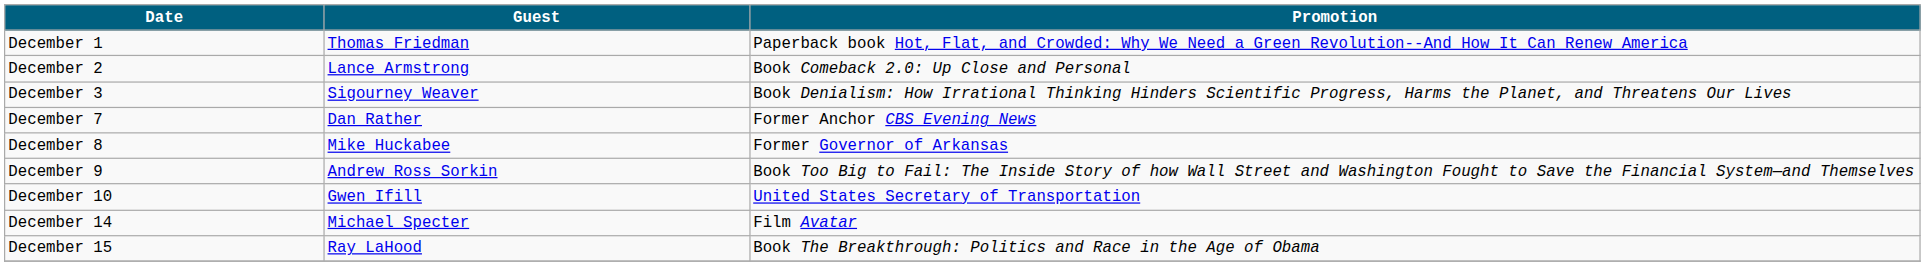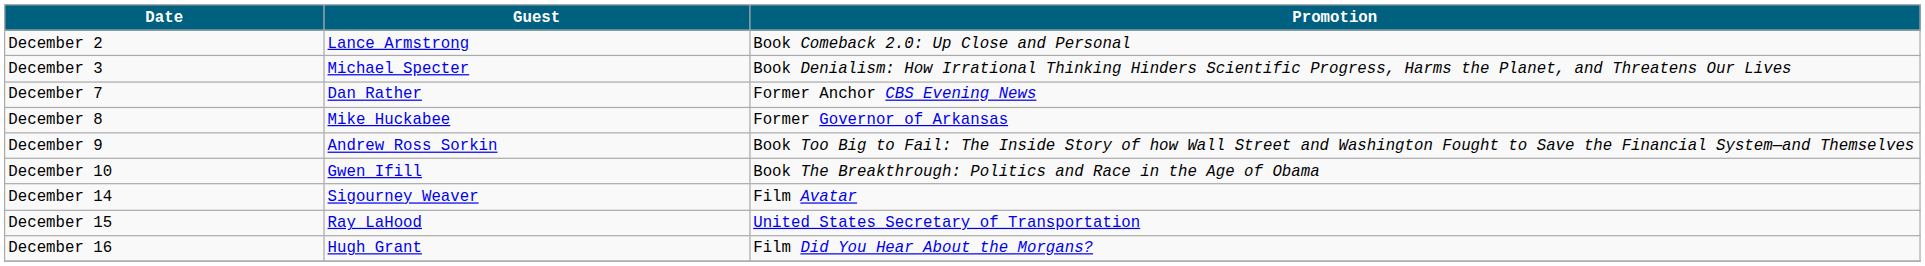- row: (56, 43)
(403, 94) Sigourney Weaver -> (398, 69) Michael Specter
(947, 197) United States Secretary of Transportation -> (1036, 171) Book The Breakthrough: Politics and Race in the Age of Obama
(398, 223) Michael Specter -> (403, 197) Sigourney Weaver
(1036, 248) Book The Breakthrough: Politics and Race in the Age of Obama -> (947, 223) United States Secretary of Transportation
+ row: (60, 248)
